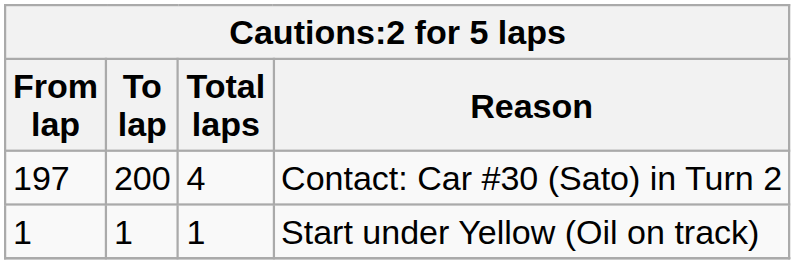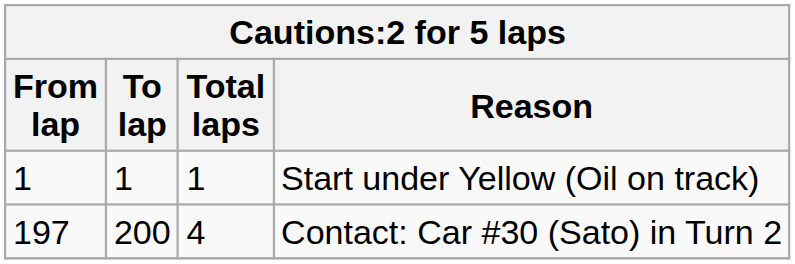rows swapped: (520, 232) <-> (532, 178)
